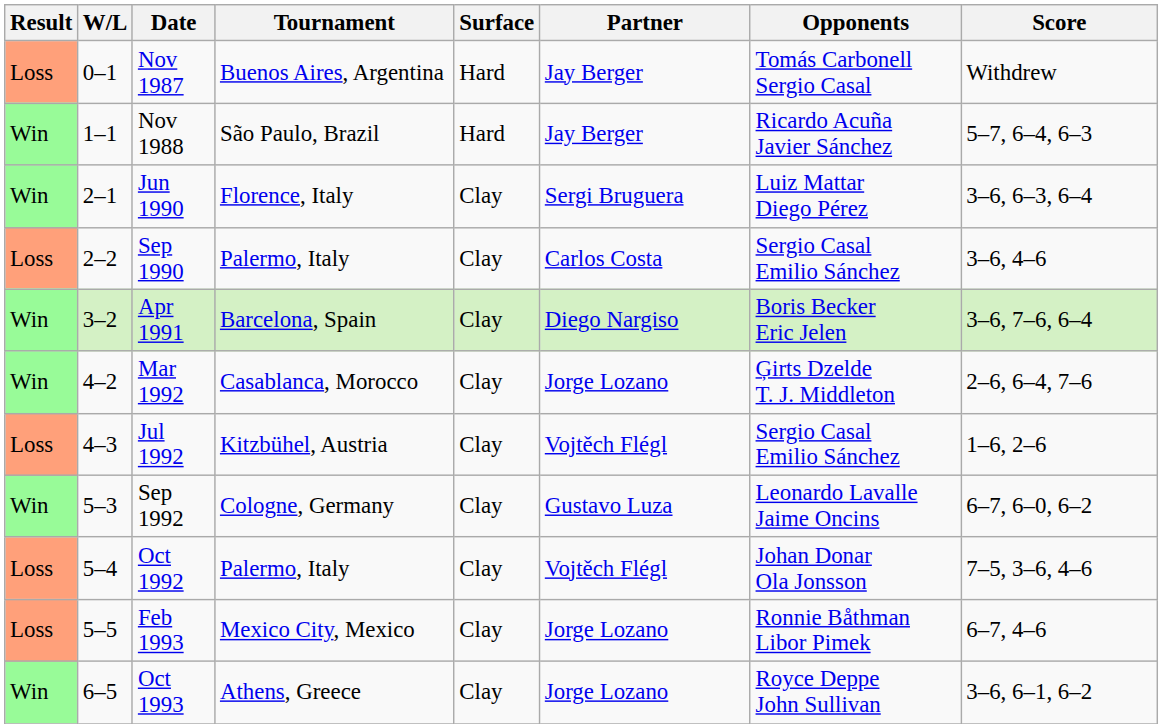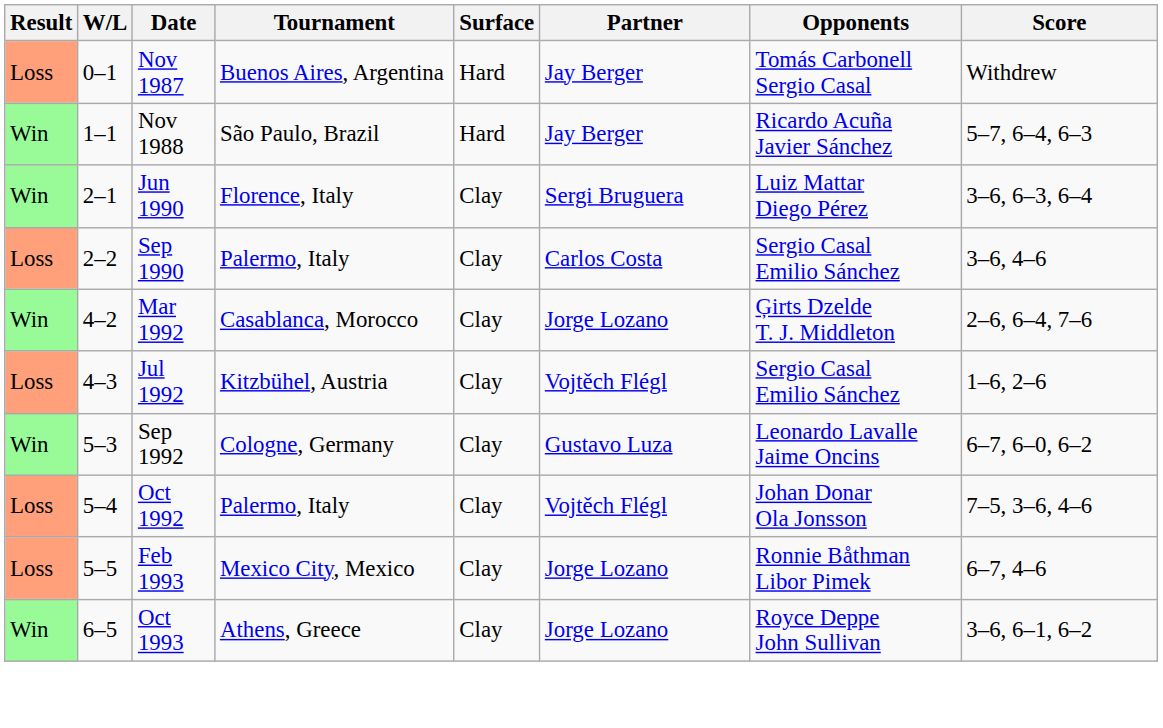- row: (161, 319)
